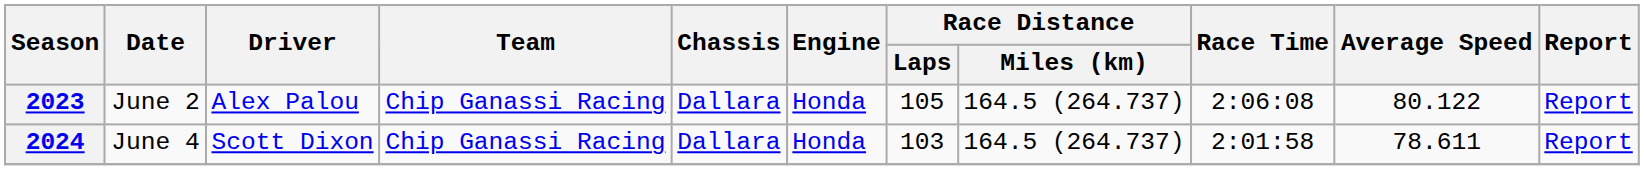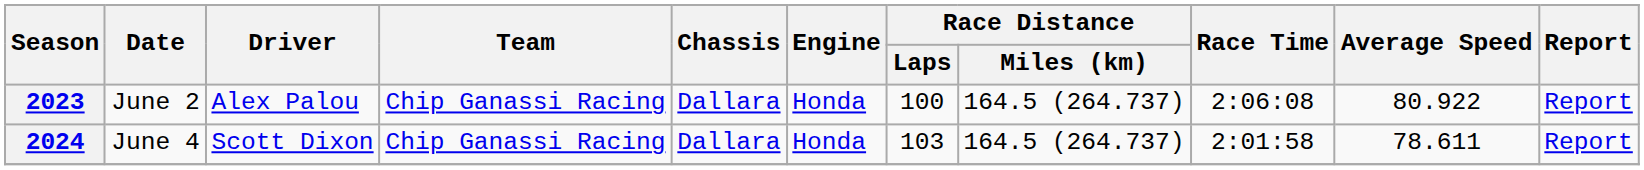(922, 105) 105 -> (922, 105) 100
(1437, 105) 80.122 -> (1437, 105) 80.922
